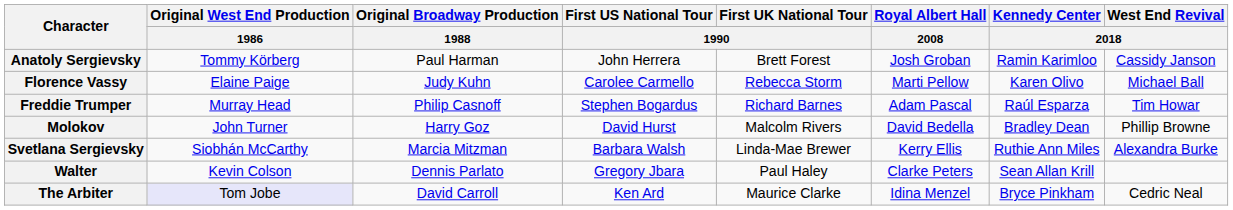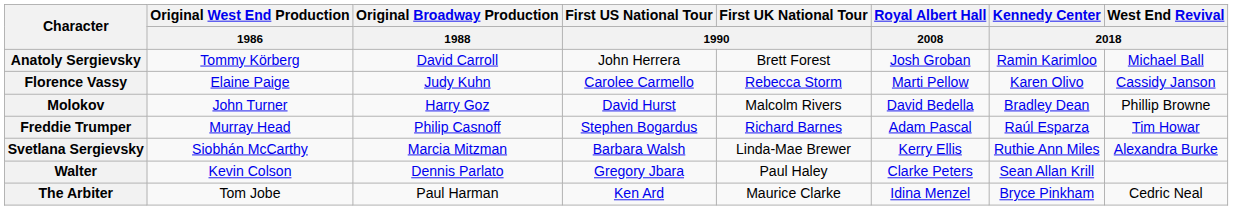(457, 60) Paul Harman -> (457, 60) David Carroll
(1166, 60) Cassidy Janson -> (1166, 60) Michael Ball
(1166, 82) Michael Ball -> (1166, 82) Cassidy Janson
rows swapped: (76, 104) <-> (76, 127)
(250, 194) lavender background -> (250, 194) no background
(457, 194) David Carroll -> (457, 194) Paul Harman
